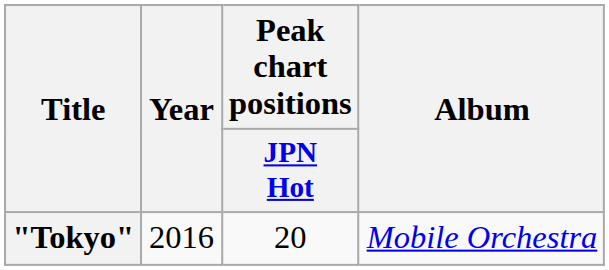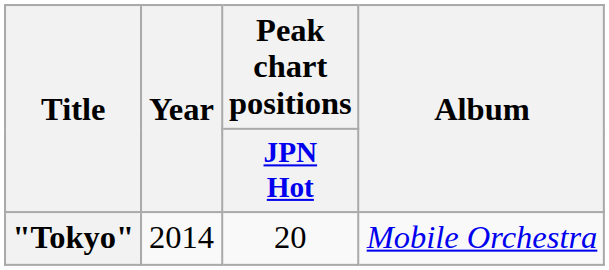(181, 237) 2016 -> (181, 237) 2014
